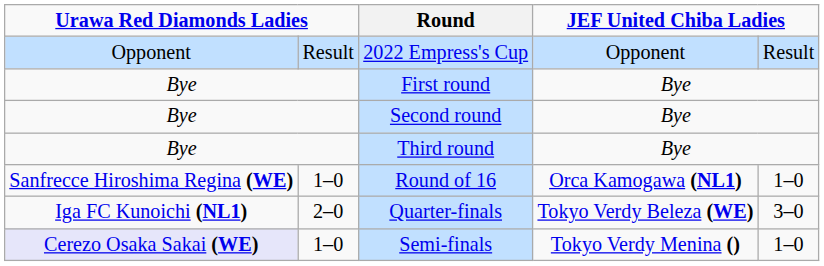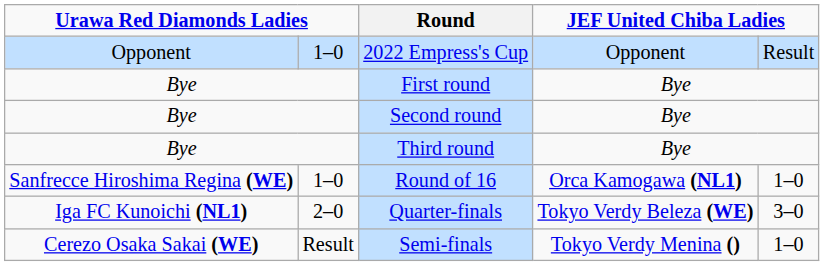(328, 52) Result -> (328, 52) 1–0
(151, 244) lavender background -> (151, 244) no background
(328, 244) 1–0 -> (328, 244) Result
